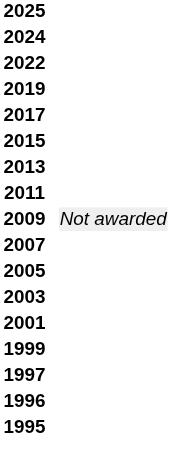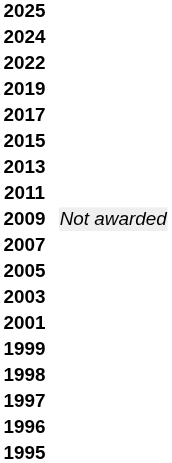+ row: (25, 374)
